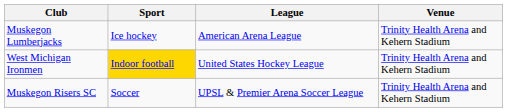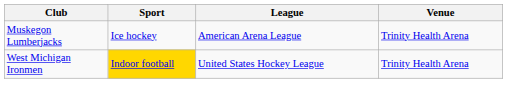(434, 35) Trinity Health Arena and Kehern Stadium -> (425, 35) Trinity Health Arena
(434, 64) Trinity Health Arena and Kehern Stadium -> (425, 64) Trinity Health Arena
- row: (51, 92)
